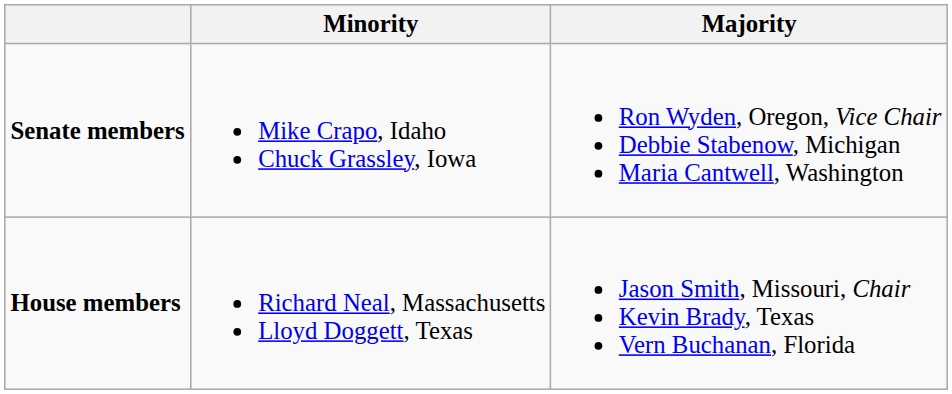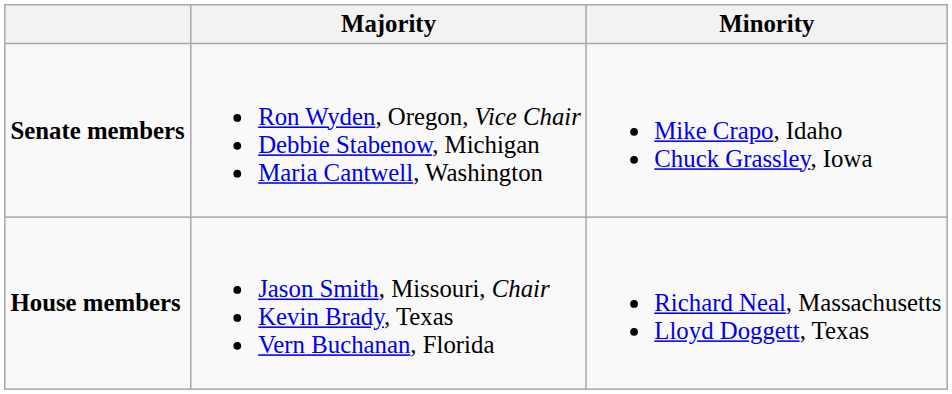columns swapped: (749, 24) <-> (371, 24)
